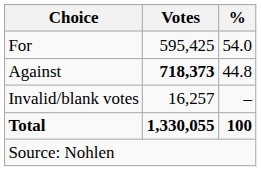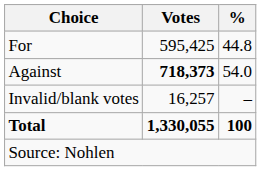(237, 44) 54.0 -> (237, 44) 44.8
(237, 71) 44.8 -> (237, 71) 54.0
